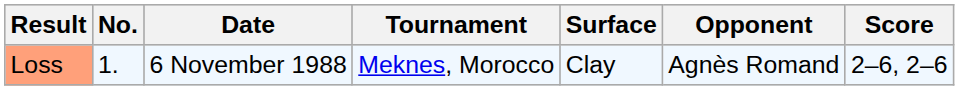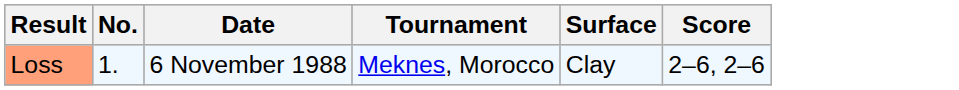- column: (754, 24)
